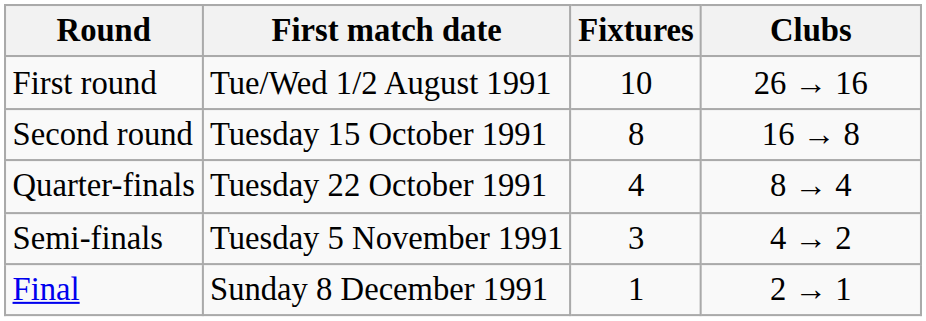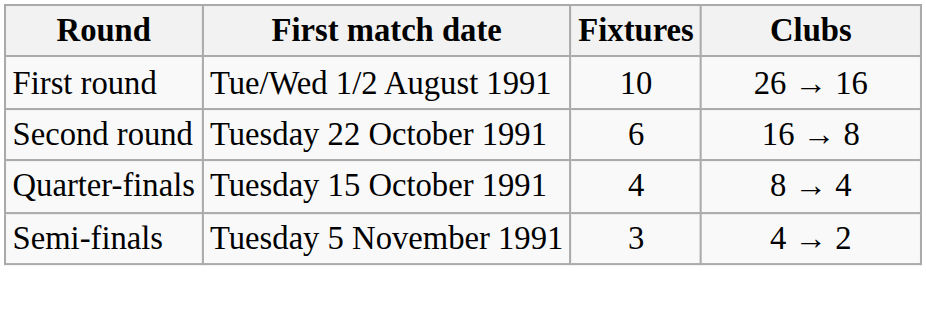(378, 133) Tuesday 15 October 1991 -> (378, 133) Tuesday 22 October 1991
(636, 133) 8 -> (636, 133) 6
(378, 185) Tuesday 22 October 1991 -> (378, 185) Tuesday 15 October 1991
- row: (46, 289)
